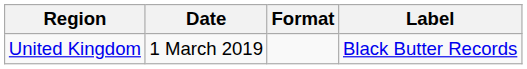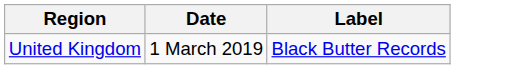- column: (303, 19)
